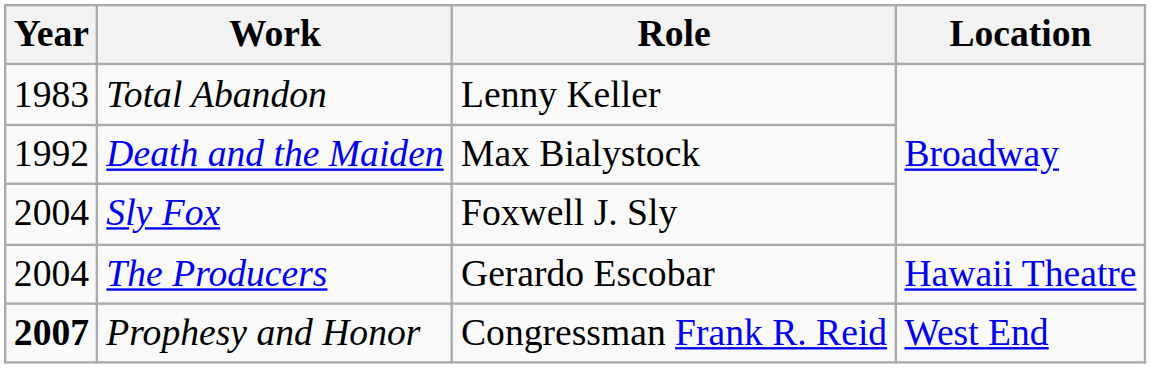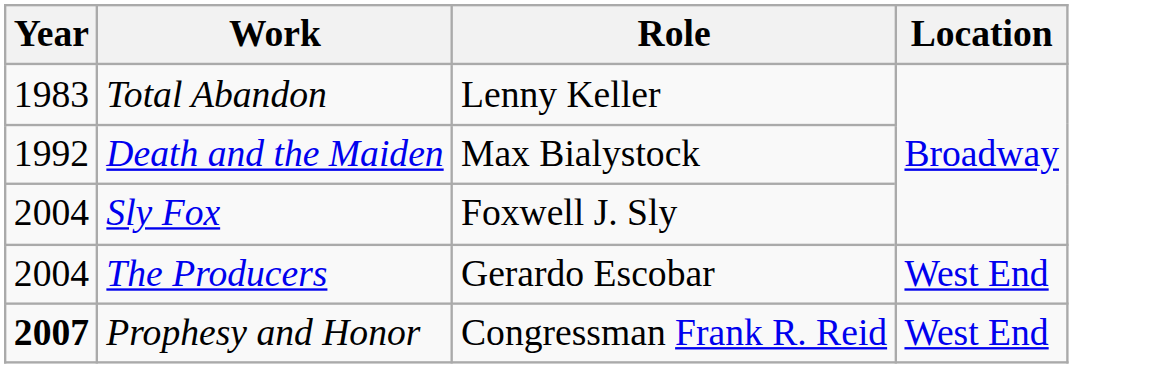(1021, 272) Hawaii Theatre -> (977, 272) West End
